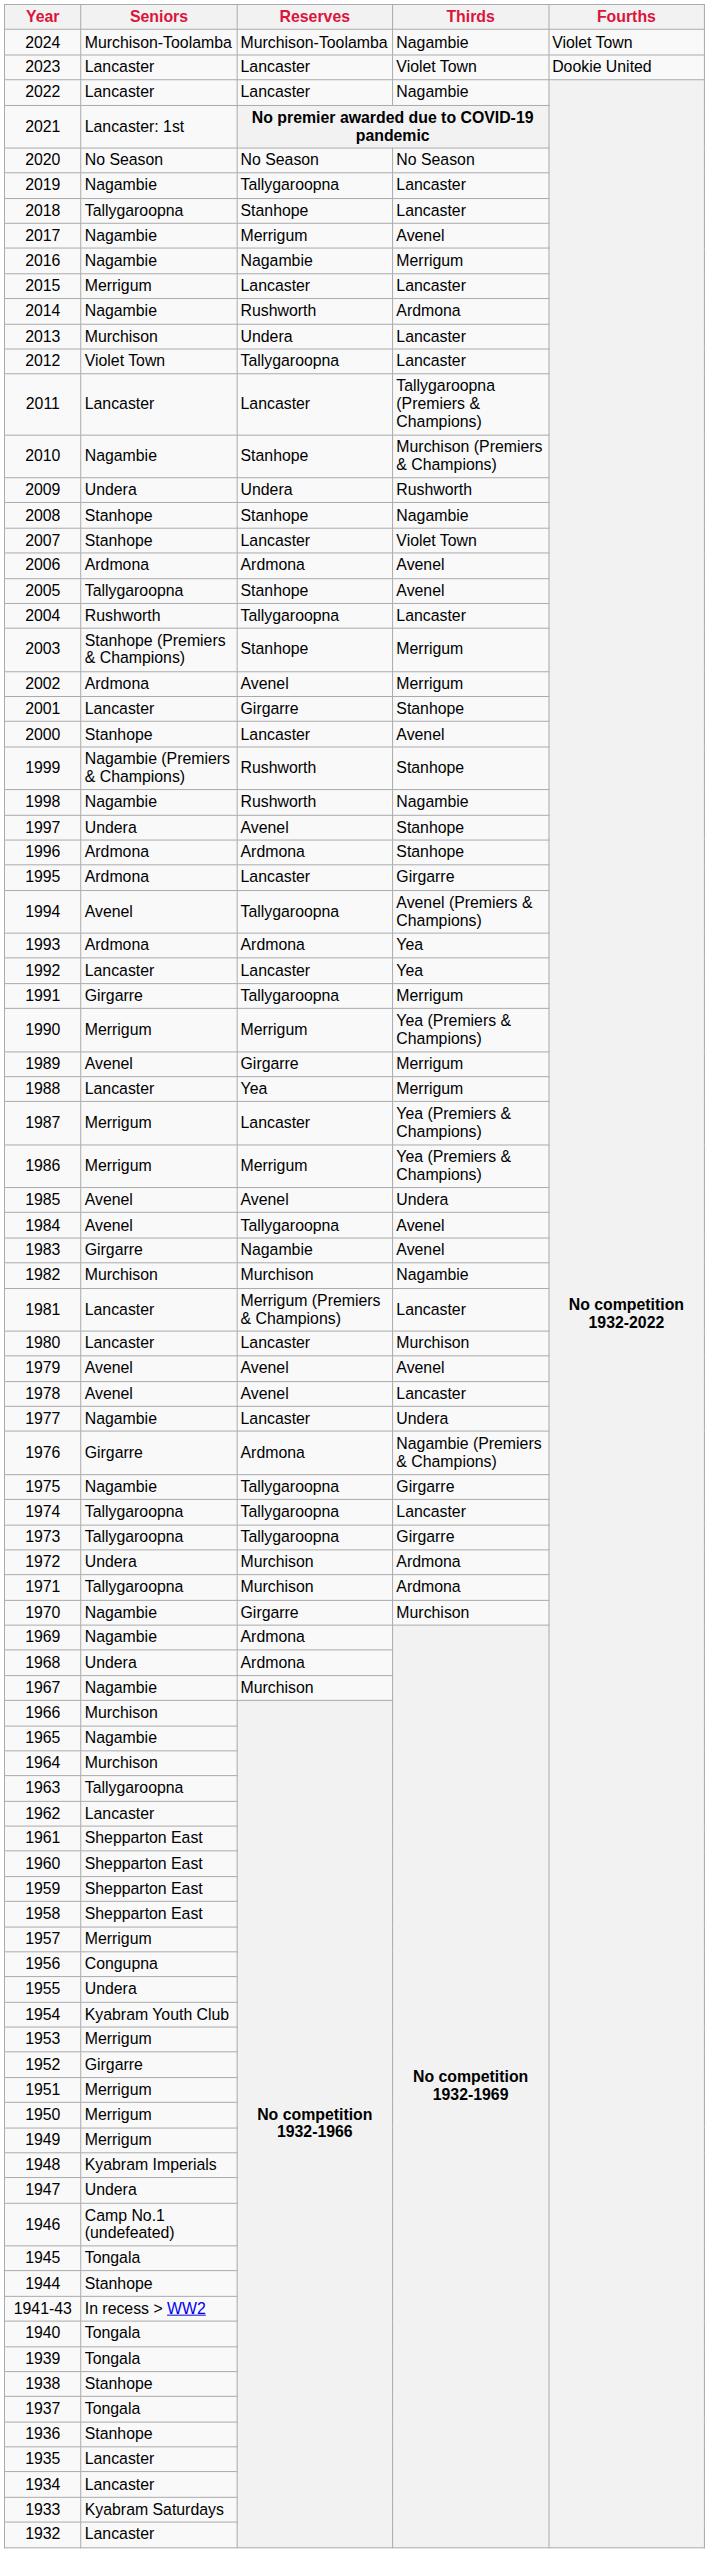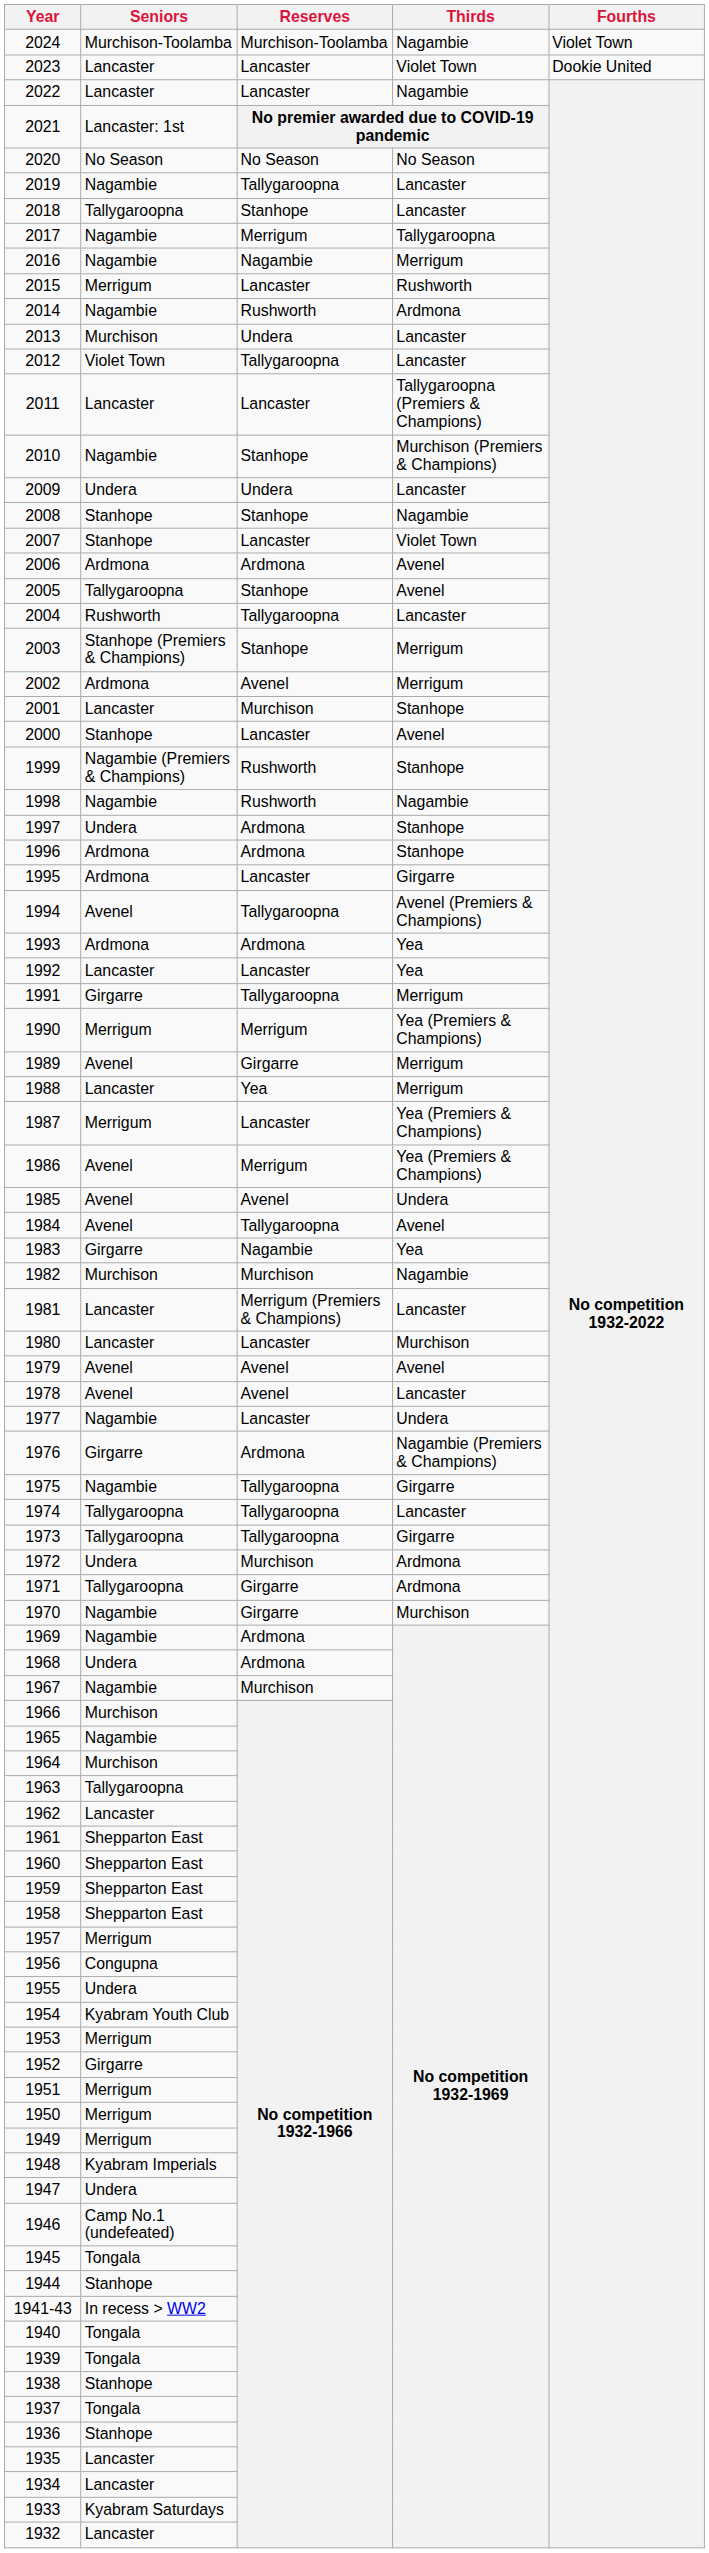(420, 235) Avenel -> (446, 235) Tallygaroopna
(431, 286) Lancaster -> (434, 286) Rushworth
(434, 490) Rushworth -> (431, 490) Lancaster
(270, 709) Girgarre -> (277, 709) Murchison
(265, 827) Avenel -> (273, 827) Ardmona
(118, 1166) Merrigum -> (109, 1166) Avenel
(420, 1250) Avenel -> (410, 1250) Yea
(277, 1587) Murchison -> (270, 1587) Girgarre
